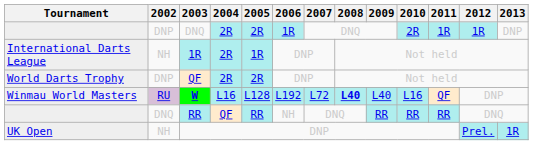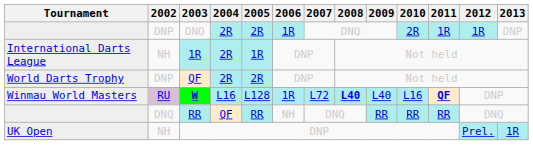(288, 96) L192 -> (288, 96) 1R
(444, 96) normal -> (444, 96) bold
